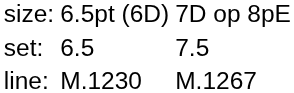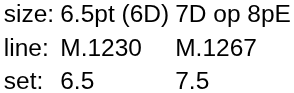rows swapped: (24, 47) <-> (26, 81)
